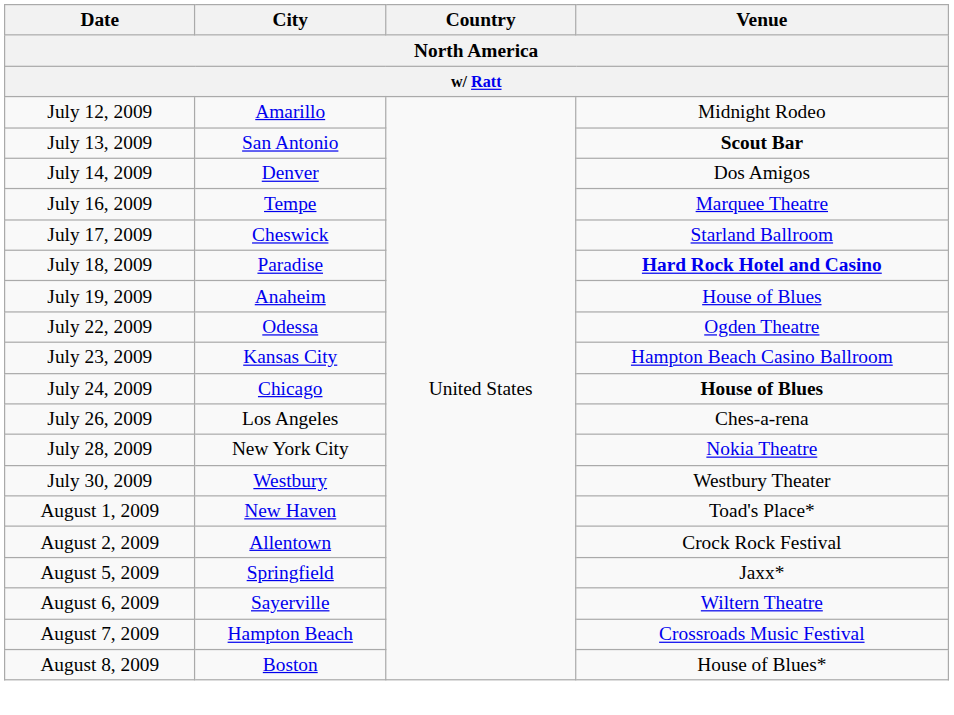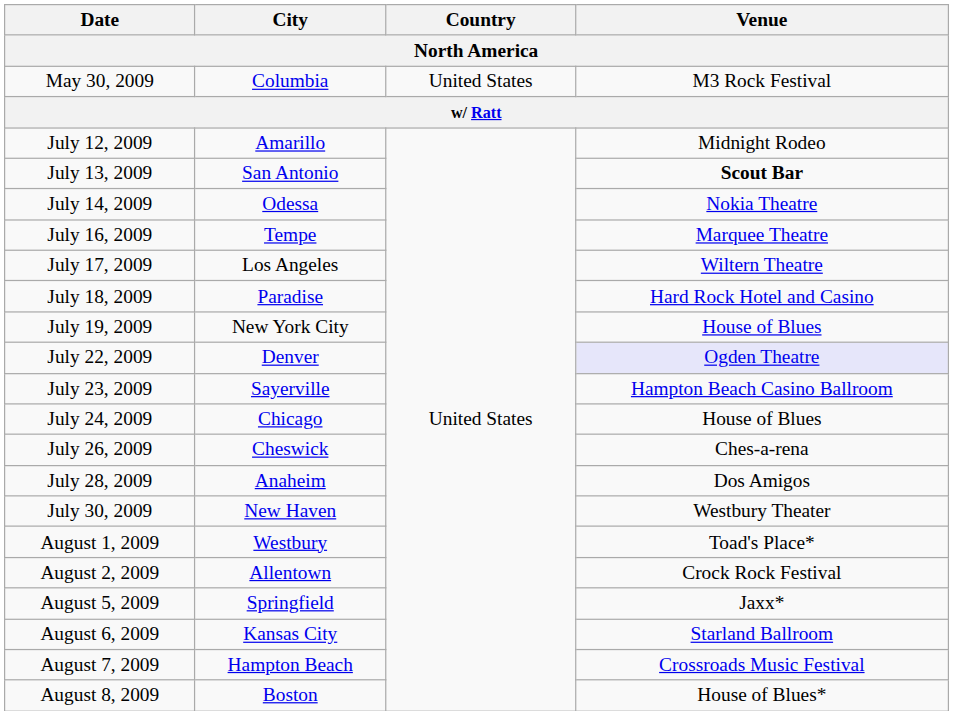+ row: (100, 81)
(290, 173) Denver -> (290, 204) Odessa
(762, 173) Dos Amigos -> (762, 204) Nokia Theatre
(290, 234) Cheswick -> (290, 265) Los Angeles
(762, 234) Starland Ballroom -> (762, 265) Wiltern Theatre
(762, 265) bold -> (762, 296) normal
(290, 296) Anaheim -> (290, 326) New York City
(290, 326) Odessa -> (290, 357) Denver
(762, 326) no background -> (762, 357) lavender background
(290, 357) Kansas City -> (290, 388) Sayerville
(762, 388) bold -> (762, 419) normal
(290, 419) Los Angeles -> (290, 449) Cheswick
(290, 449) New York City -> (290, 480) Anaheim
(762, 449) Nokia Theatre -> (762, 480) Dos Amigos
(290, 480) Westbury -> (290, 511) New Haven
(290, 511) New Haven -> (290, 541) Westbury
(290, 603) Sayerville -> (290, 633) Kansas City
(762, 603) Wiltern Theatre -> (762, 633) Starland Ballroom
